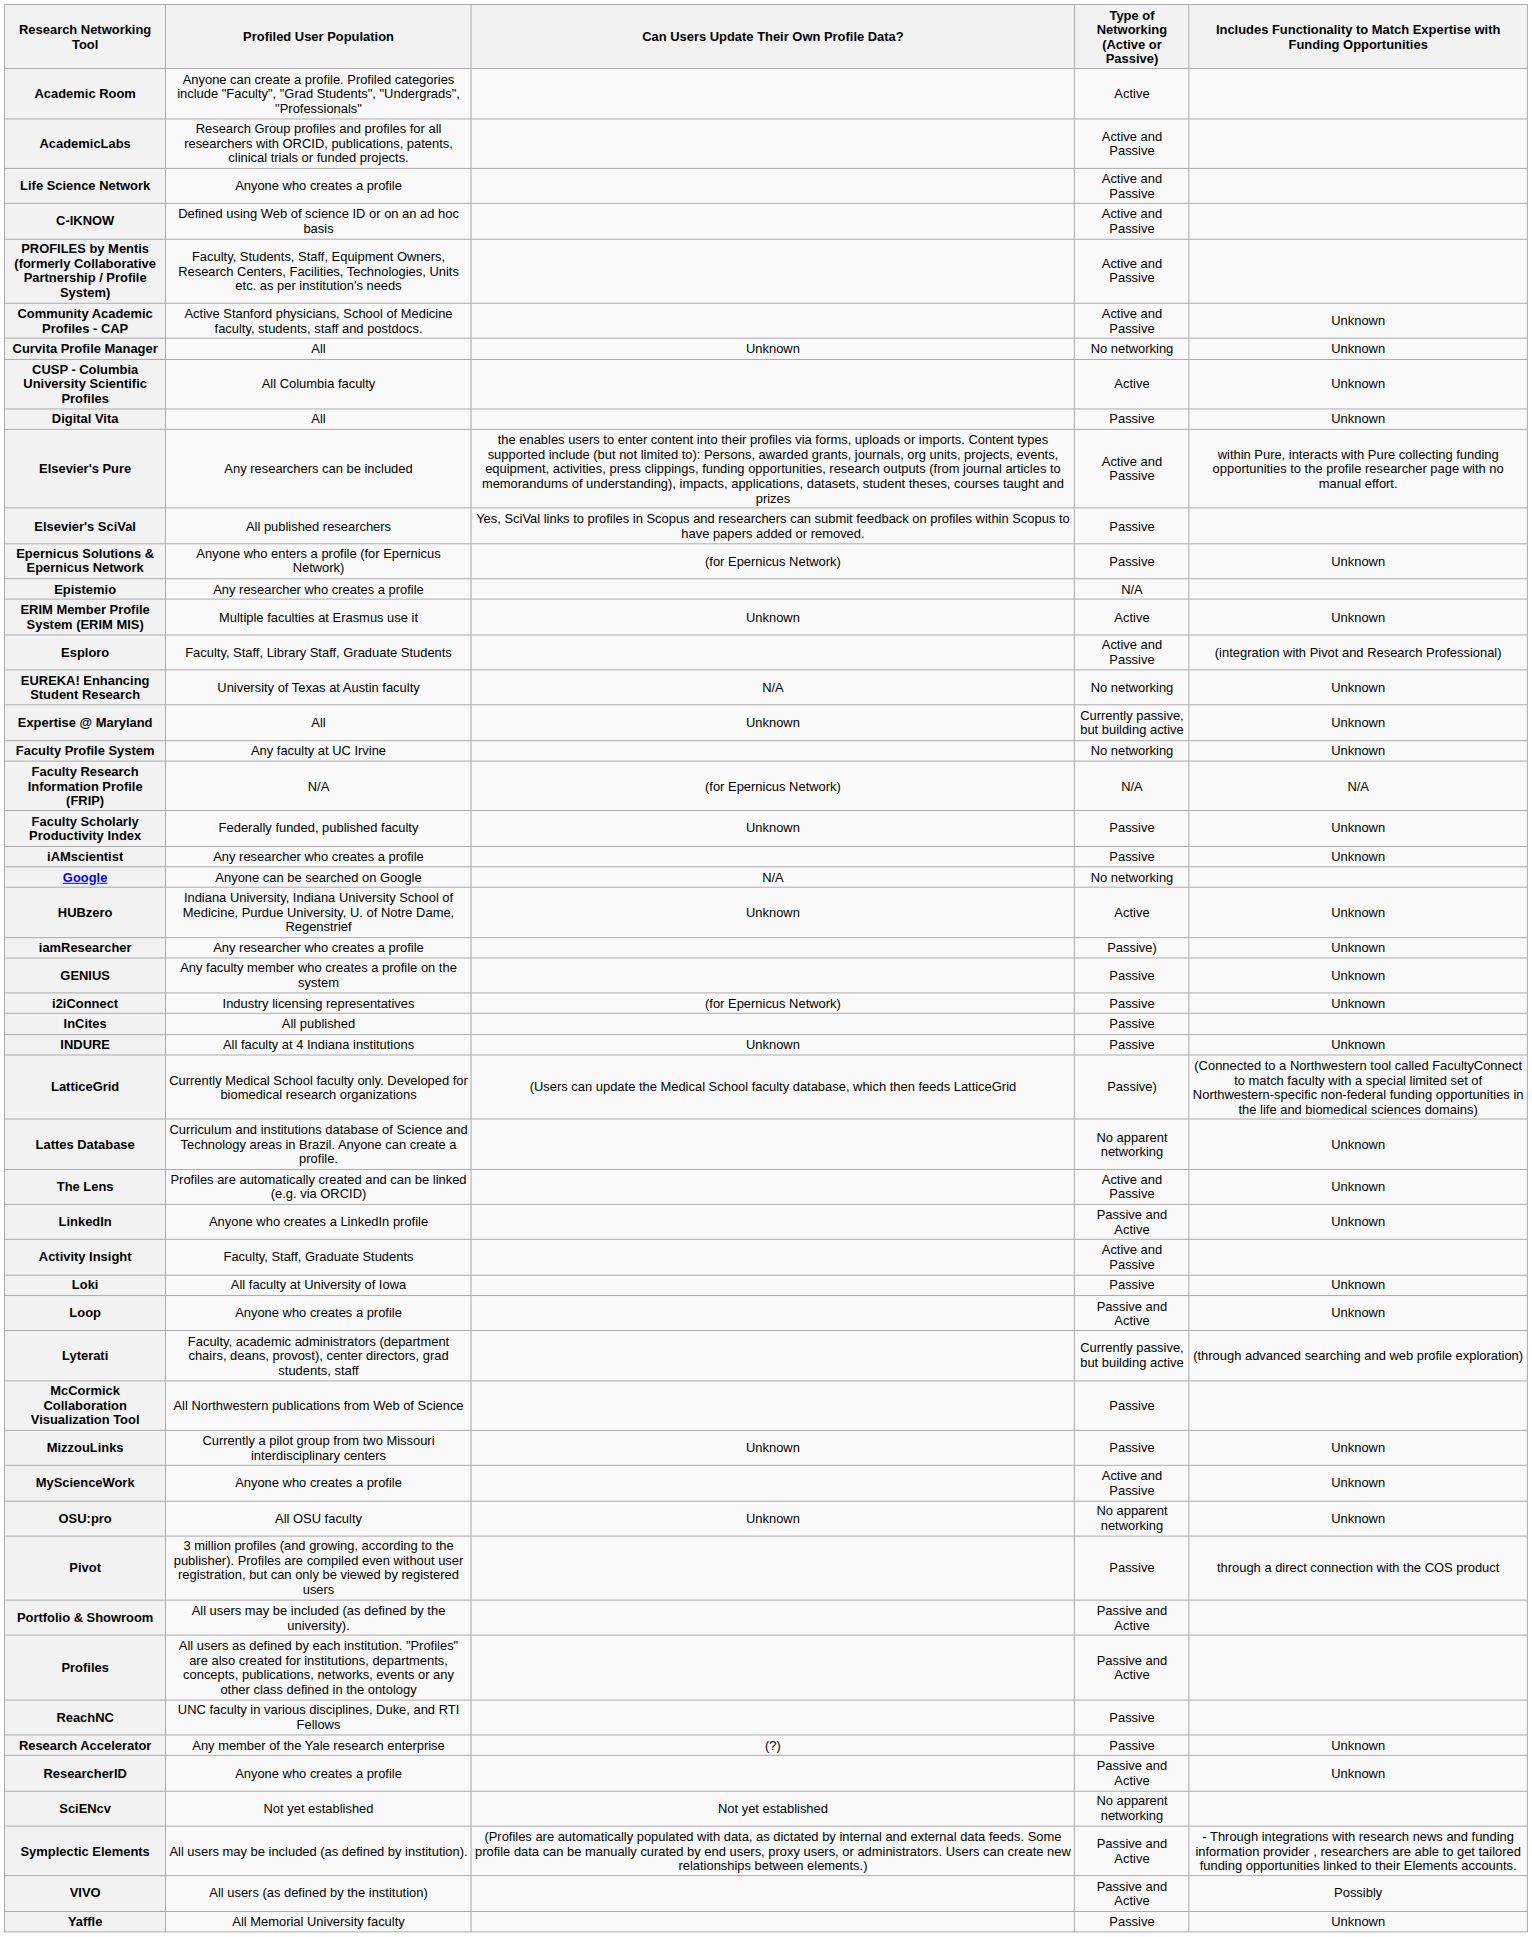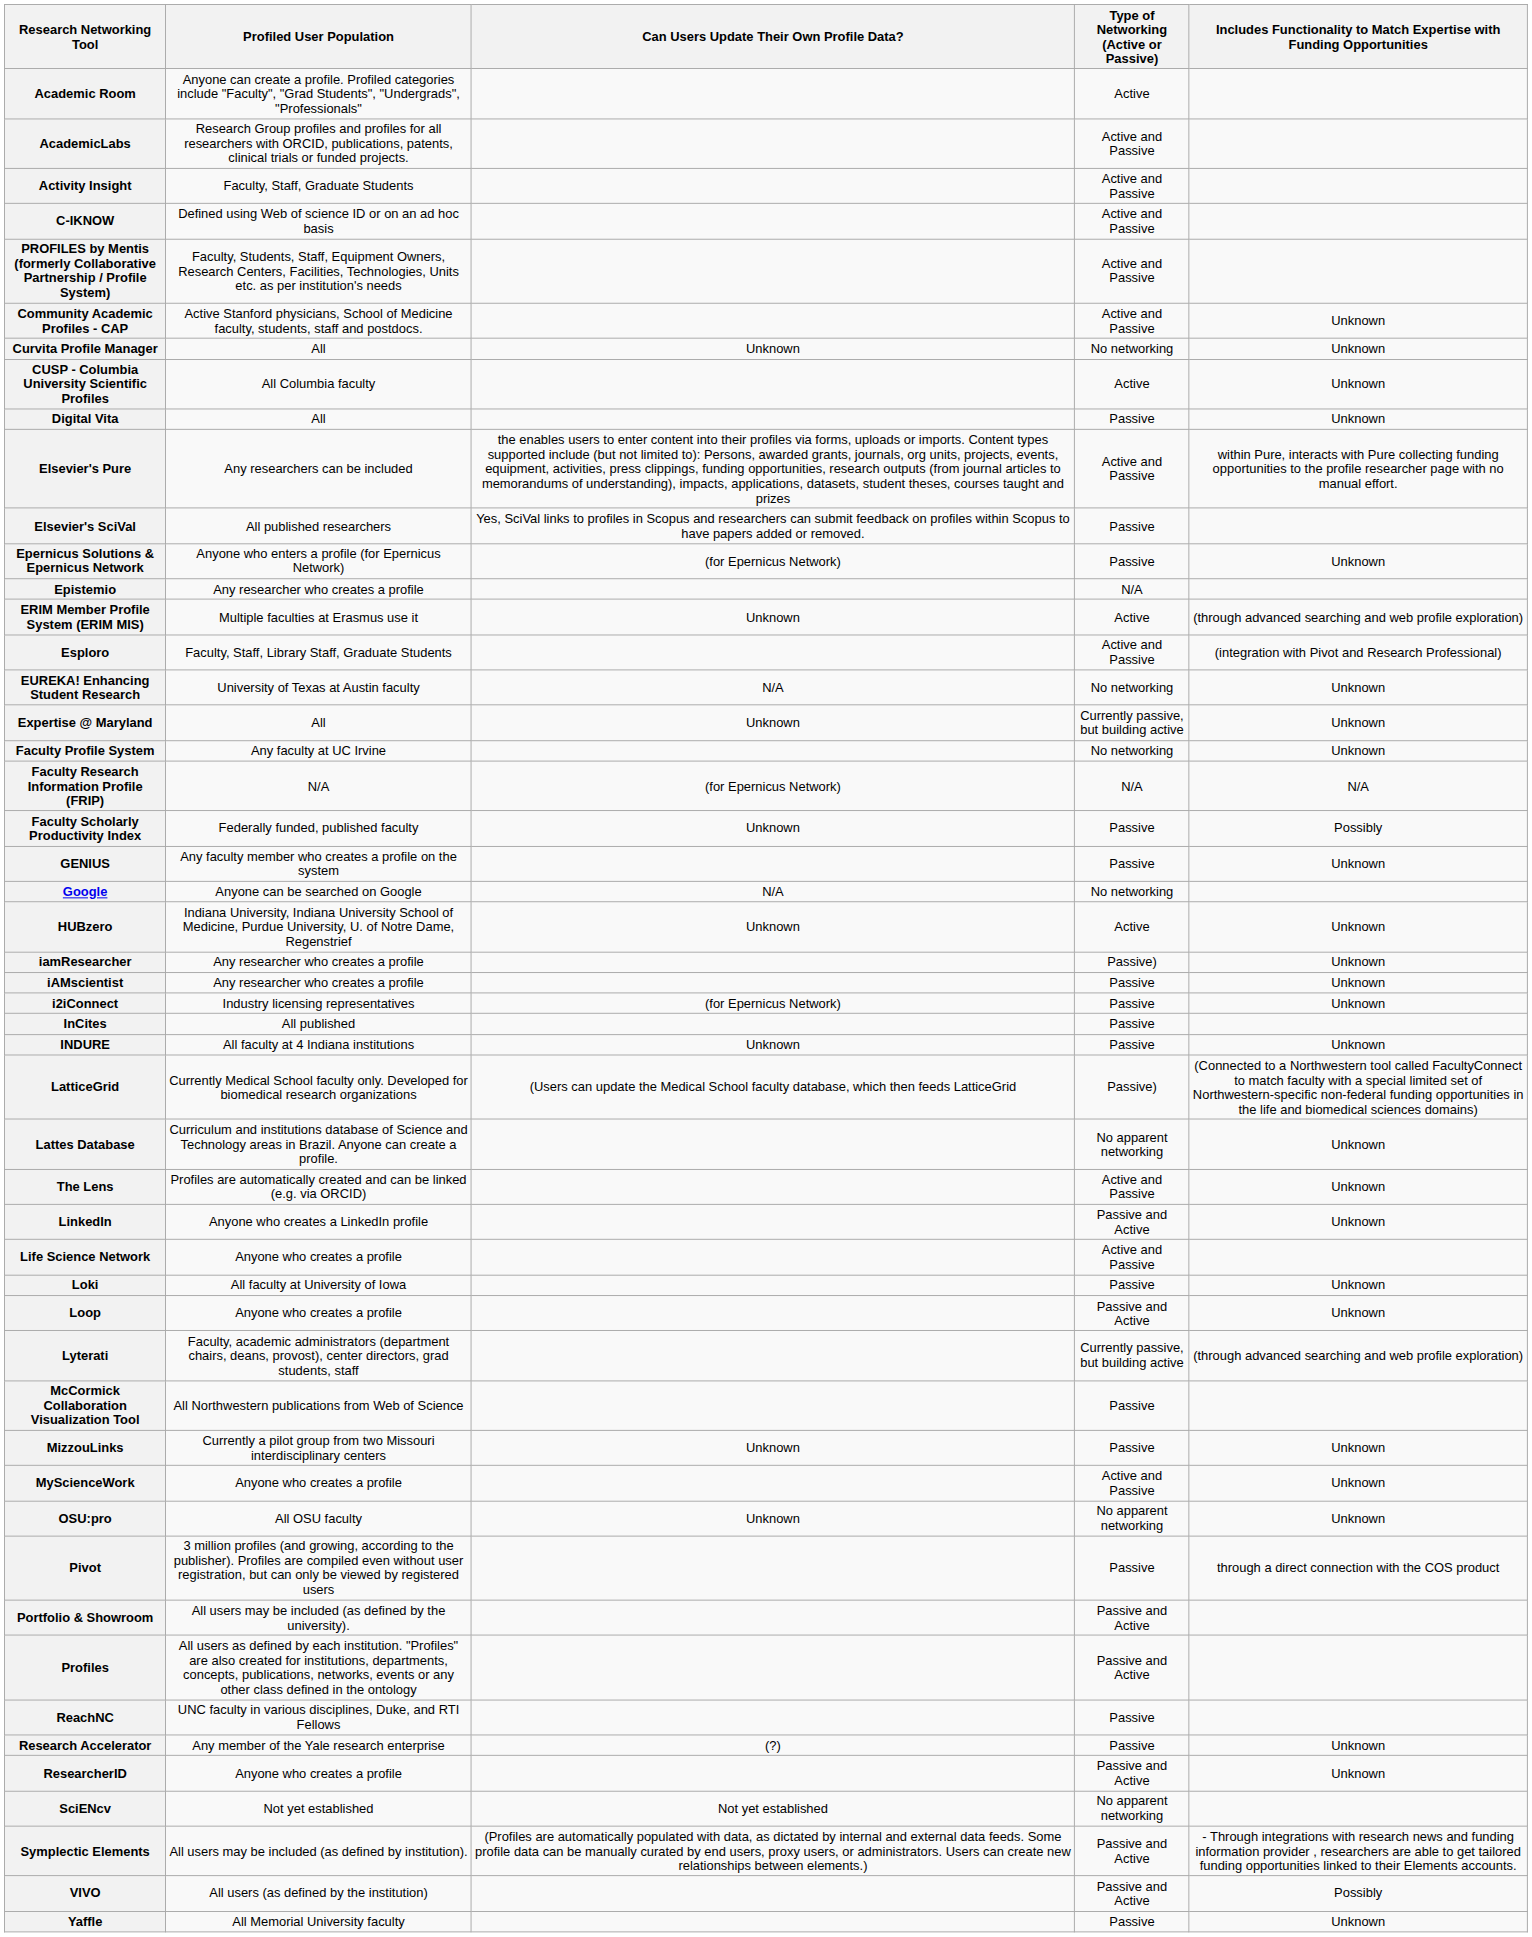rows swapped: (85, 1258) <-> (85, 186)
(1358, 617) Unknown -> (1358, 617) (through advanced searching and web profile exploration)
(1358, 829) Unknown -> (1358, 829) Possibly
rows swapped: (85, 976) <-> (85, 857)
